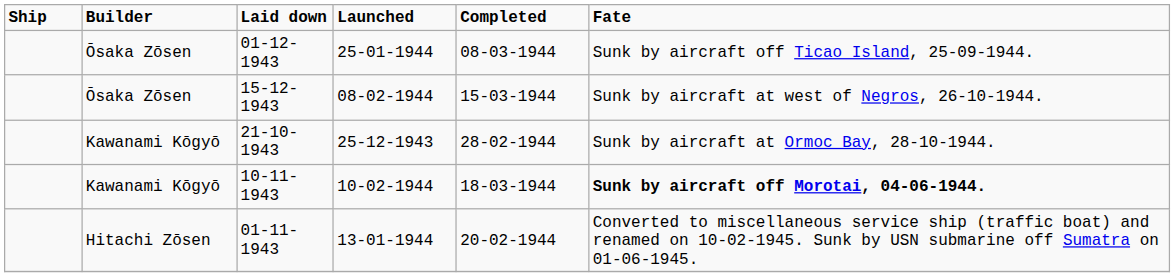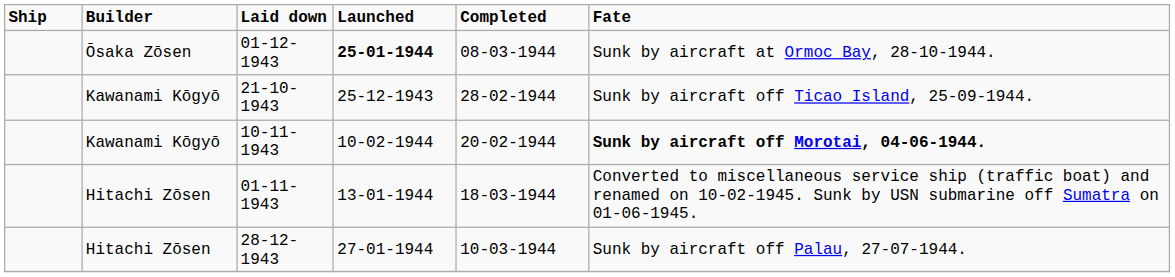(385, 53) normal -> (385, 53) bold
(813, 53) Sunk by aircraft off Ticao Island, 25-09-1944. -> (794, 53) Sunk by aircraft at Ormoc Bay, 28-10-1944.
- row: (269, 97)
(794, 142) Sunk by aircraft at Ormoc Bay, 28-10-1944. -> (813, 97) Sunk by aircraft off Ticao Island, 25-09-1944.
(508, 186) 18-03-1944 -> (508, 142) 20-02-1944
(508, 240) 20-02-1944 -> (508, 196) 18-03-1944
+ row: (269, 249)
